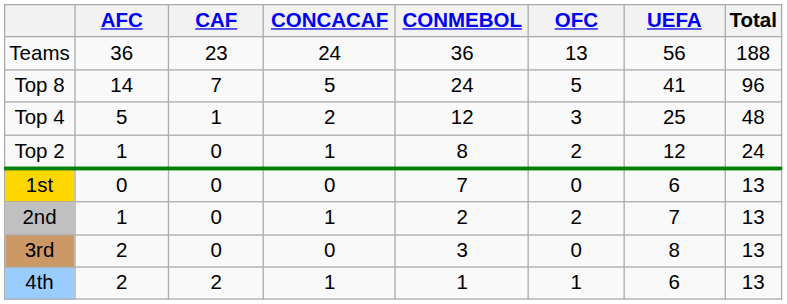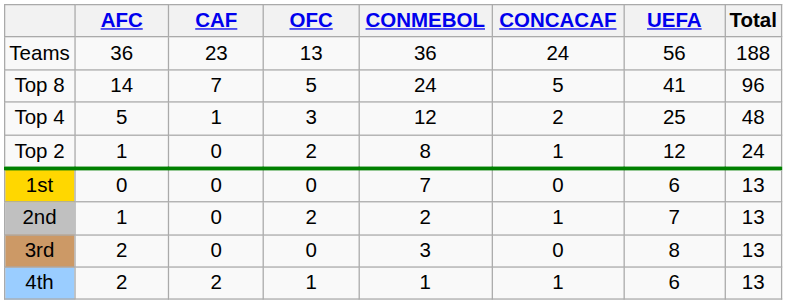columns swapped: (330, 20) <-> (576, 20)
